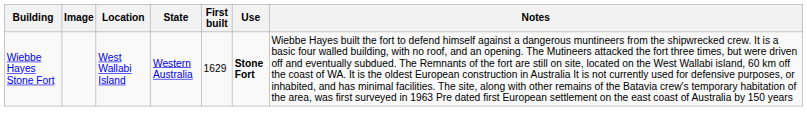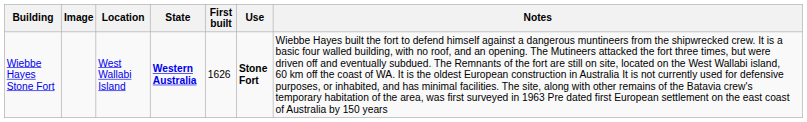(173, 69) normal -> (175, 74) bold
(215, 69) 1629 -> (219, 74) 1626
